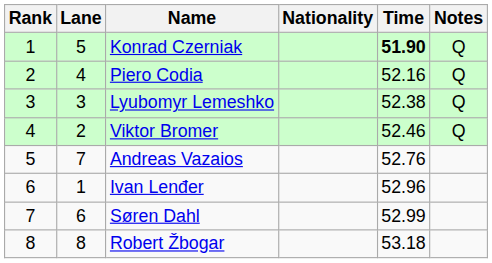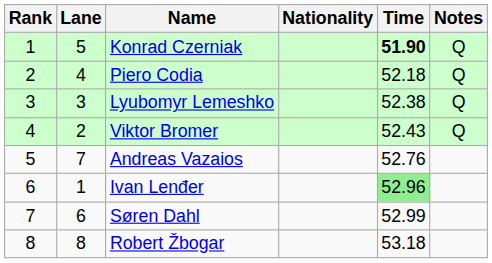(403, 74) 52.16 -> (403, 74) 52.18
(403, 131) 52.46 -> (403, 131) 52.43
(403, 187) no background -> (403, 187) lightgreen background
